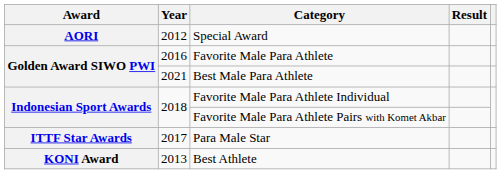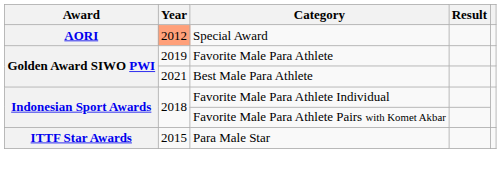(174, 35) no background -> (174, 35) lightsalmon background
(174, 55) 2016 -> (174, 55) 2019
(174, 138) 2017 -> (174, 138) 2015
- row: (225, 158)
